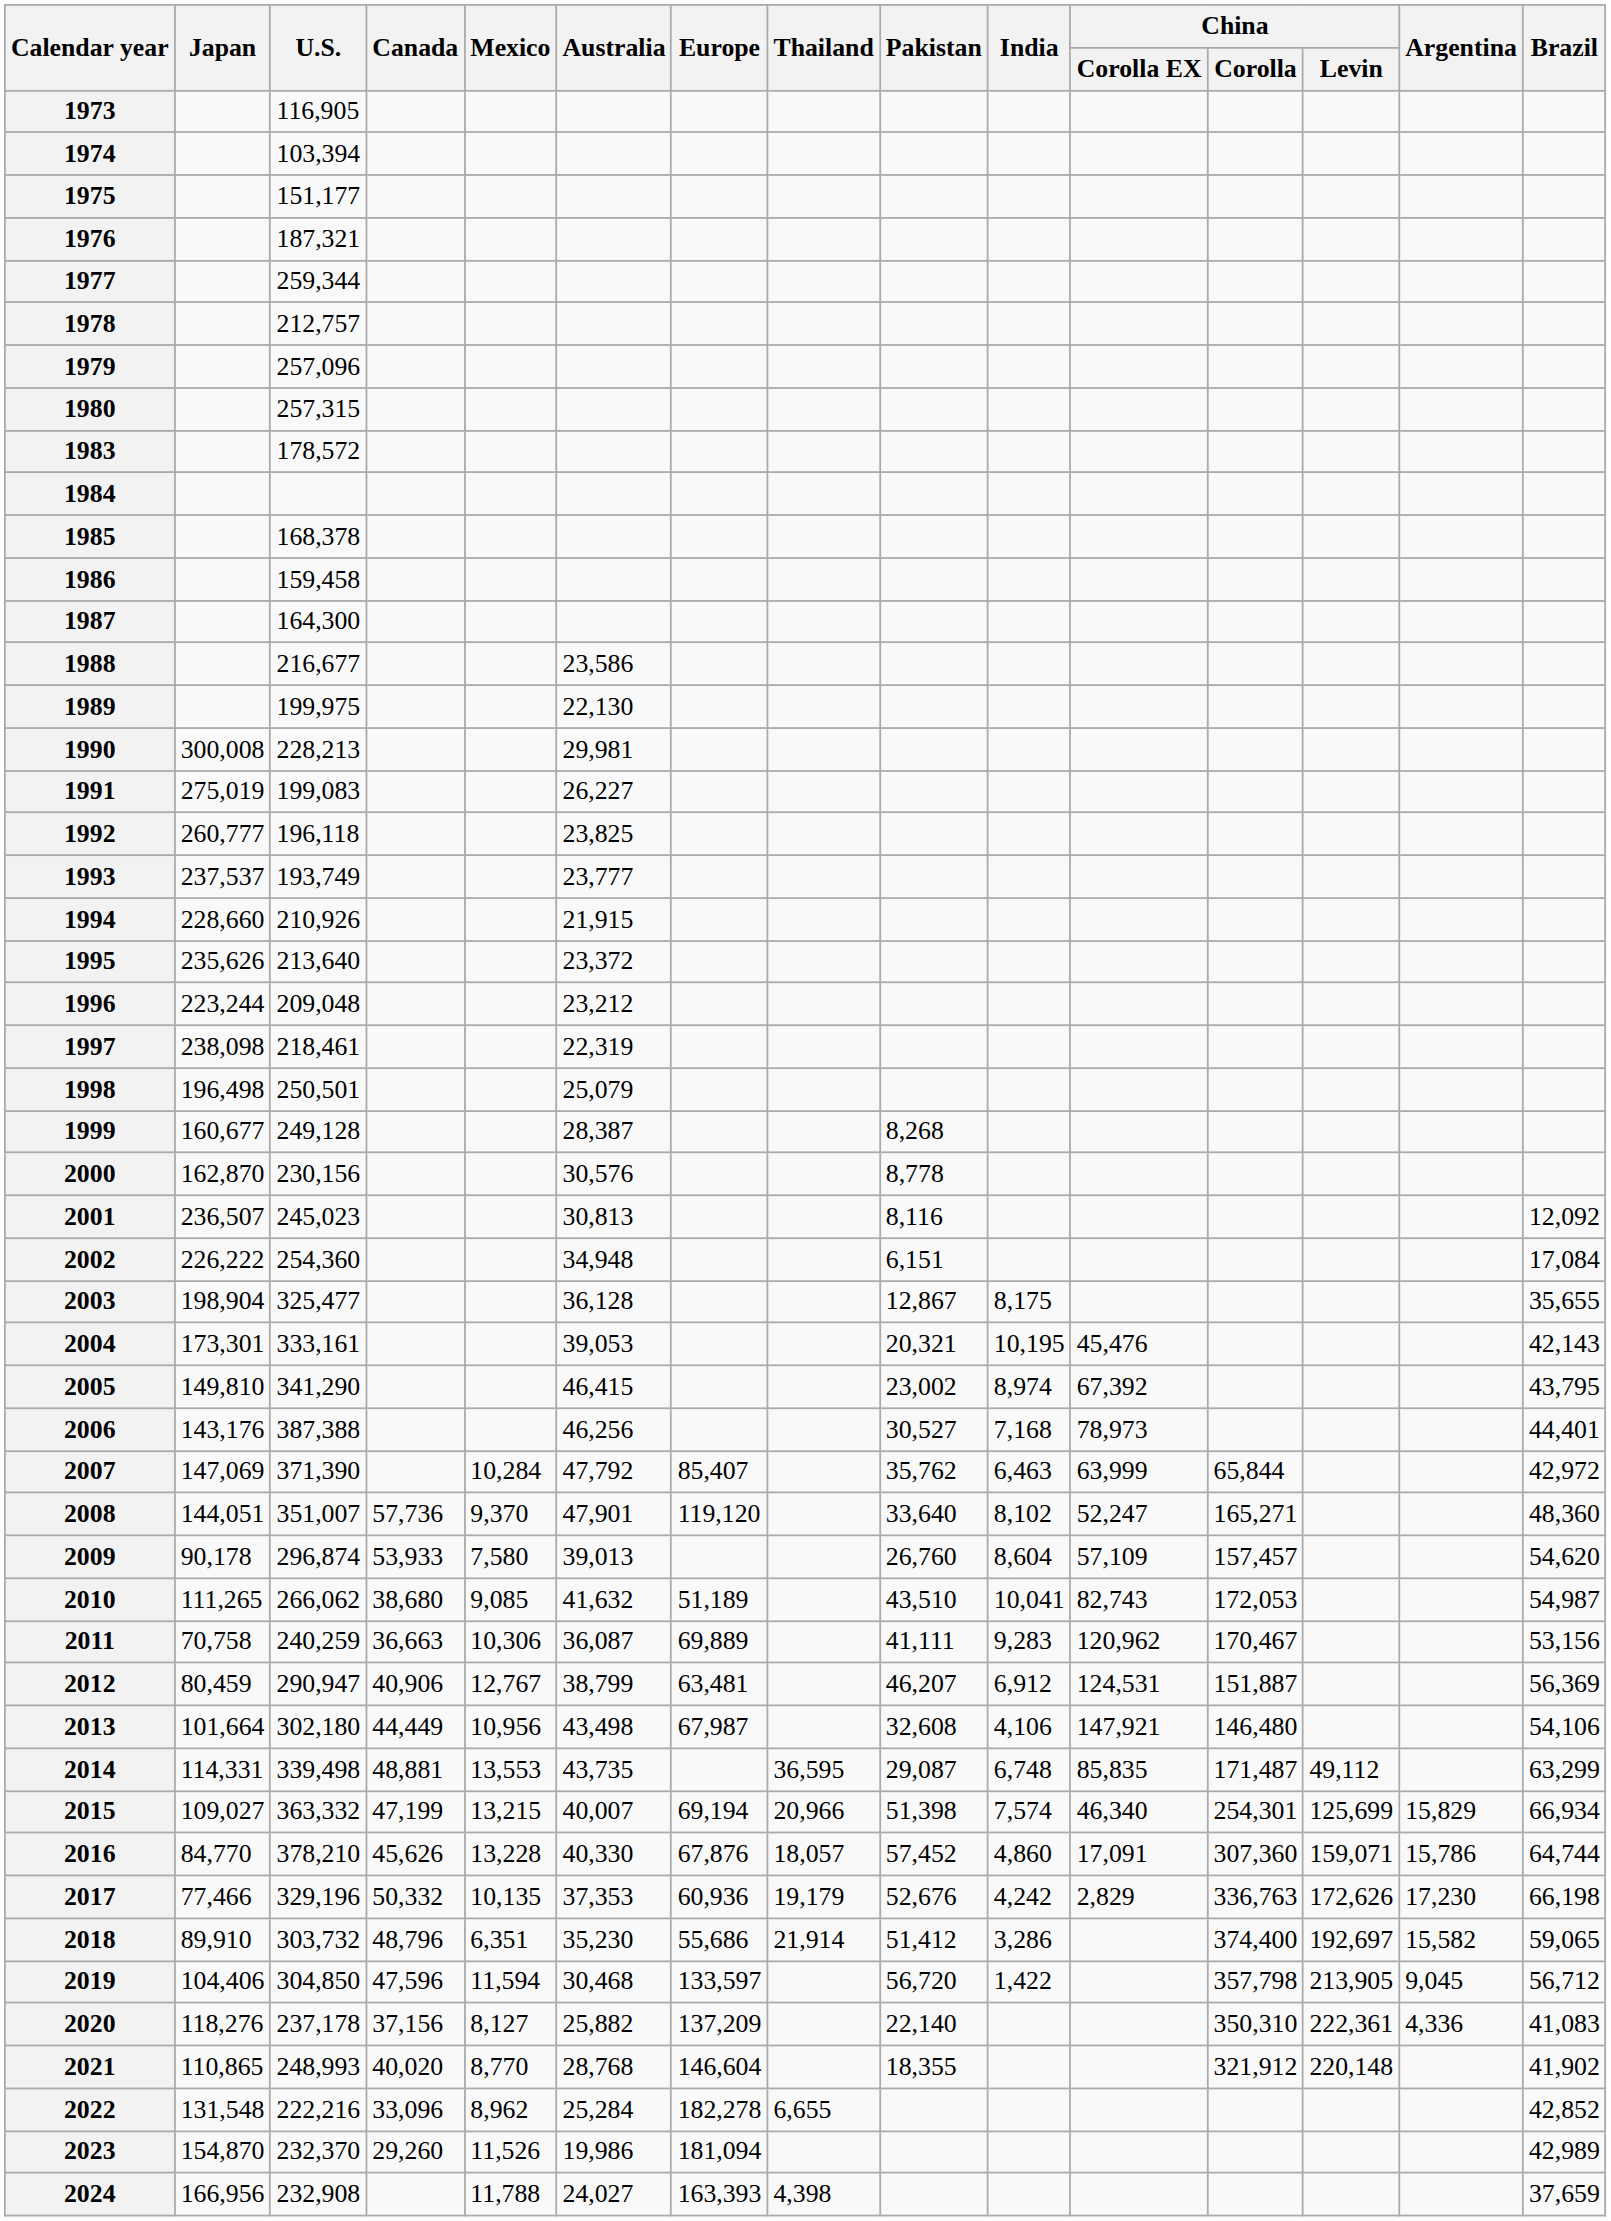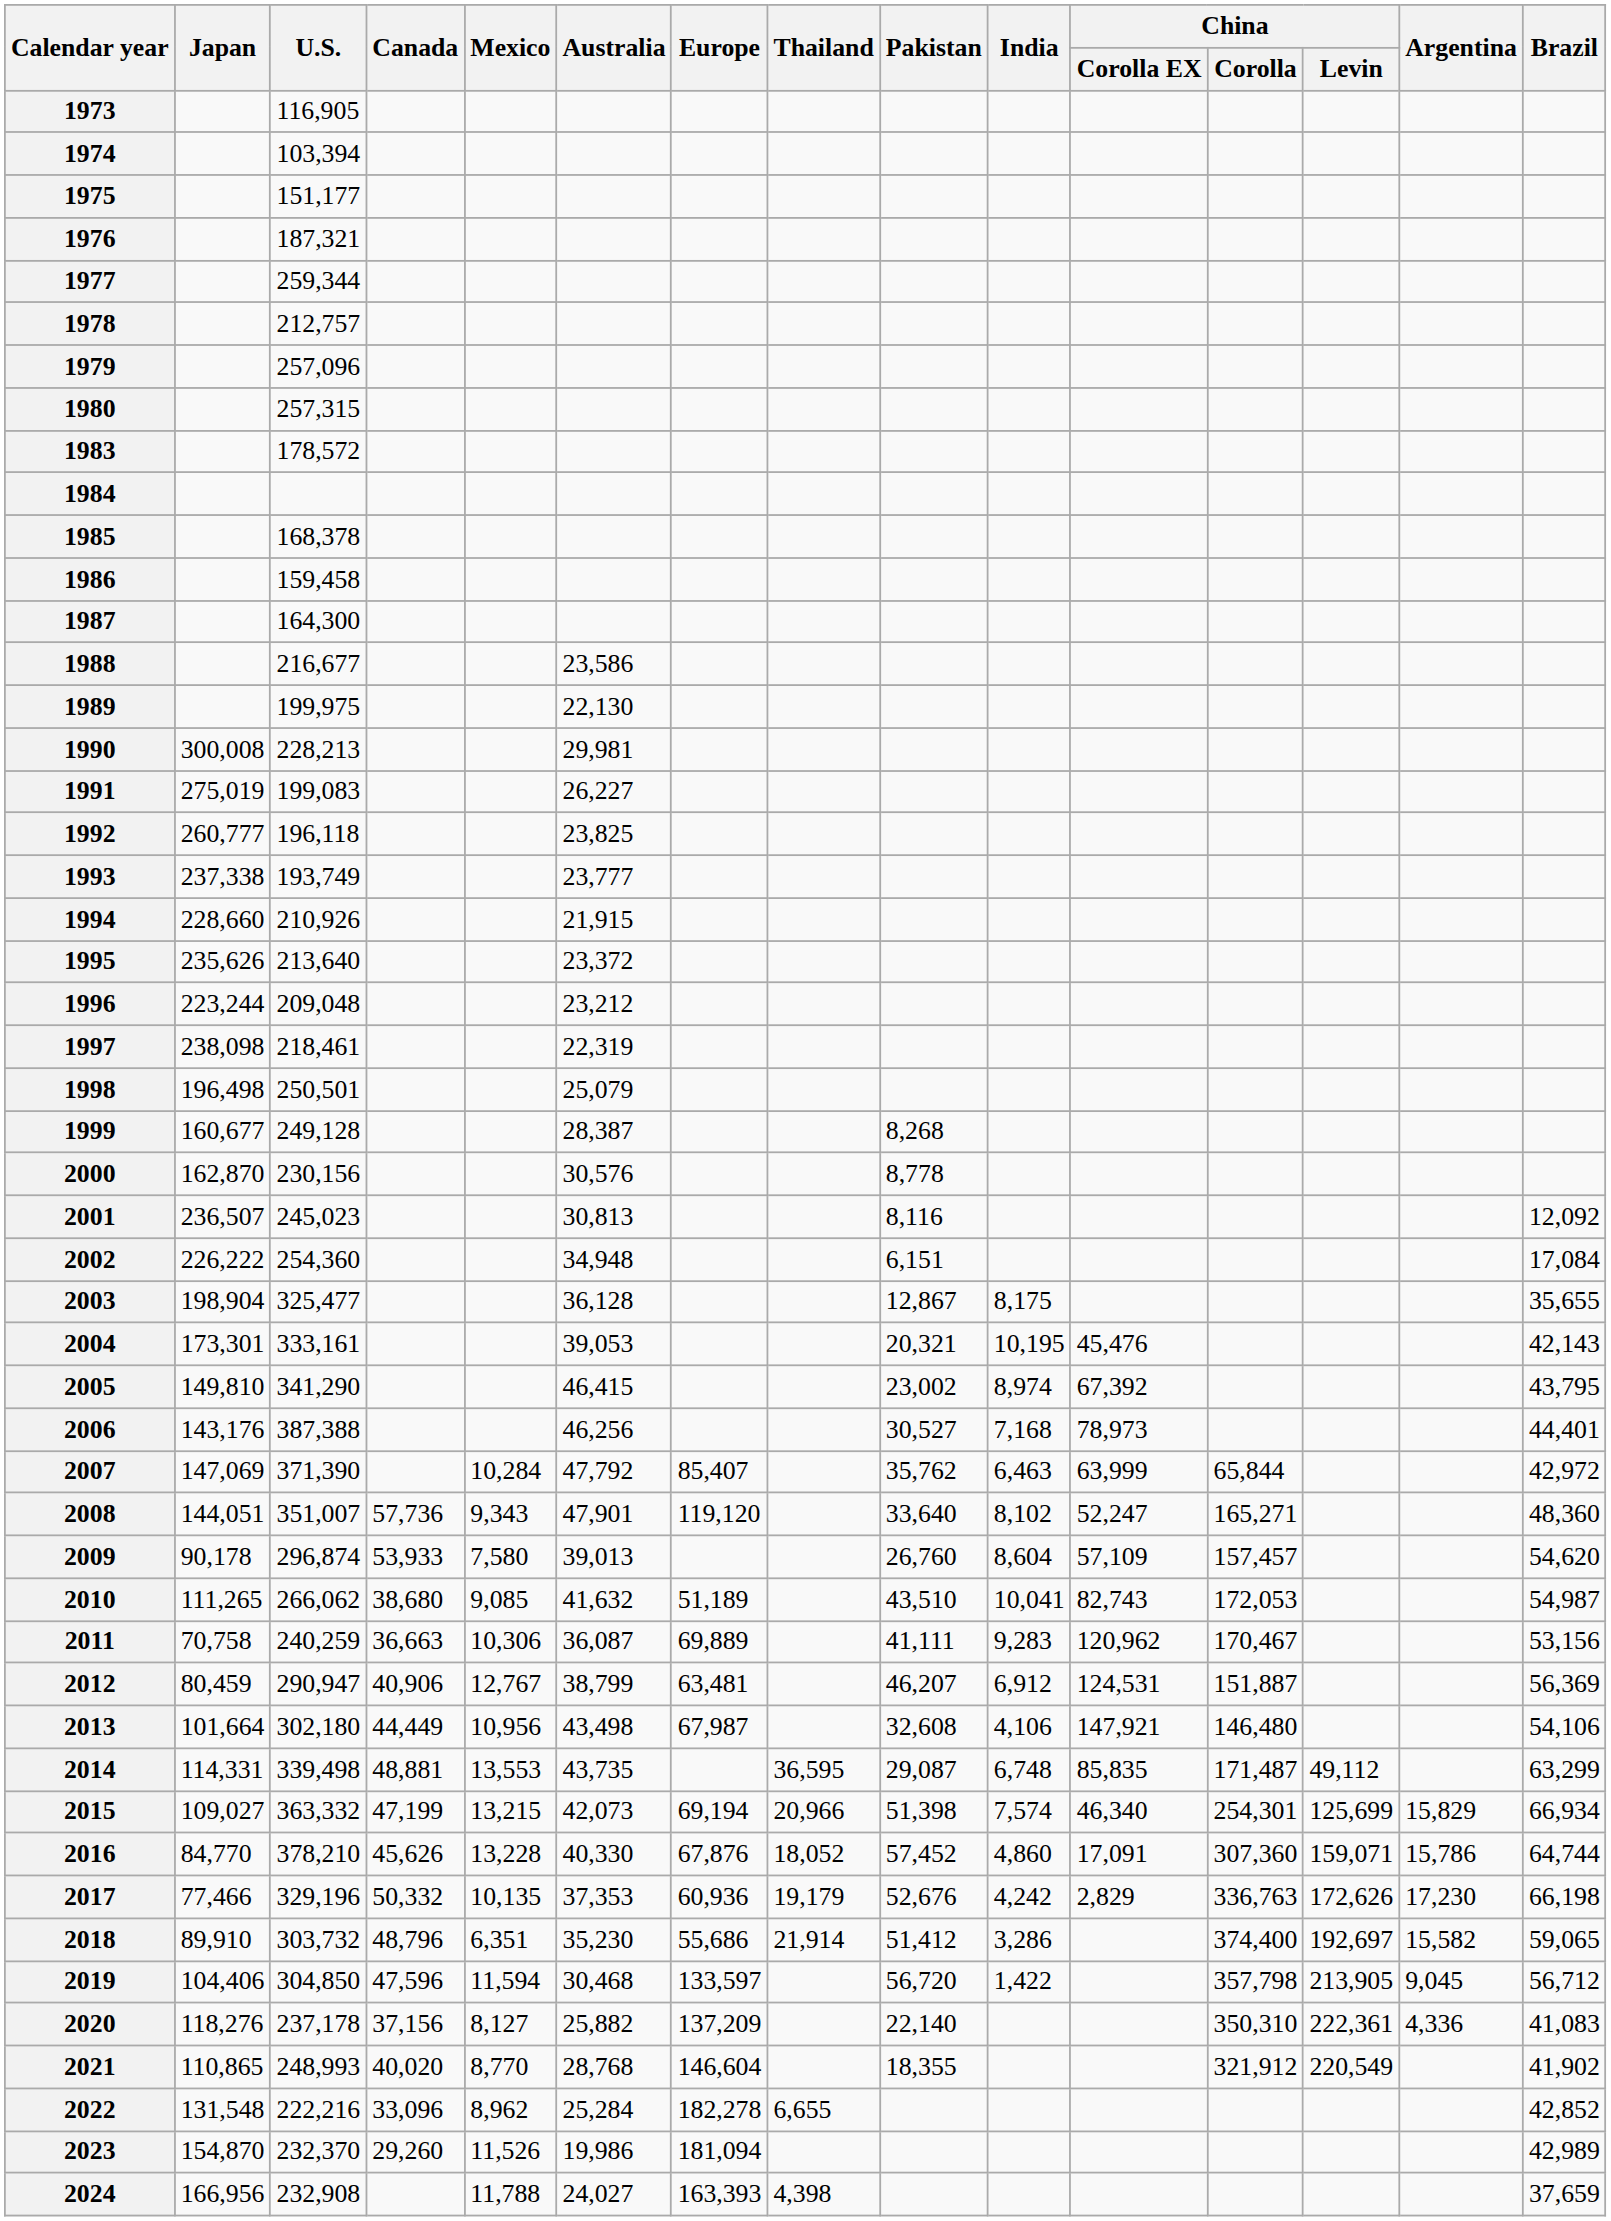(223, 876) 237,537 -> (223, 876) 237,338
(499, 1514) 9,370 -> (499, 1514) 9,343
(598, 1811) 40,007 -> (598, 1811) 42,073
(809, 1854) 18,057 -> (809, 1854) 18,052
(1351, 2066) 220,148 -> (1351, 2066) 220,549
